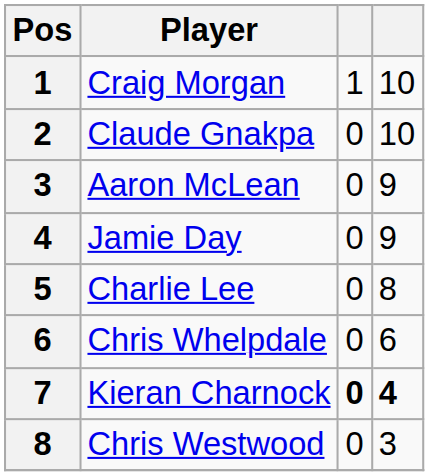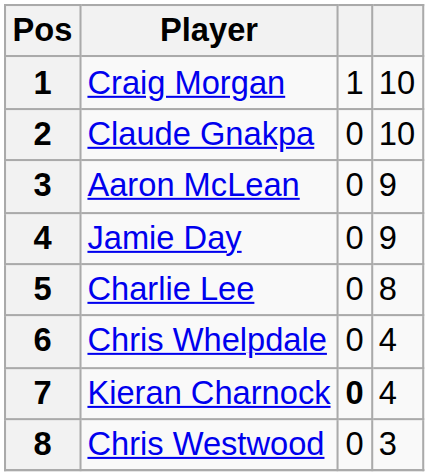(388, 340) 6 -> (388, 340) 4
(388, 392) bold -> (388, 392) normal
